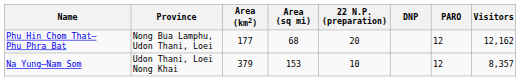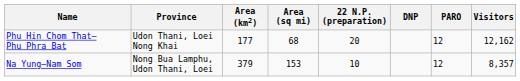(173, 41) Nong Bua Lamphu, Udon Thani, Loei -> (173, 41) Udon Thani, Loei Nong Khai
(173, 64) Udon Thani, Loei Nong Khai -> (173, 64) Nong Bua Lamphu, Udon Thani, Loei
